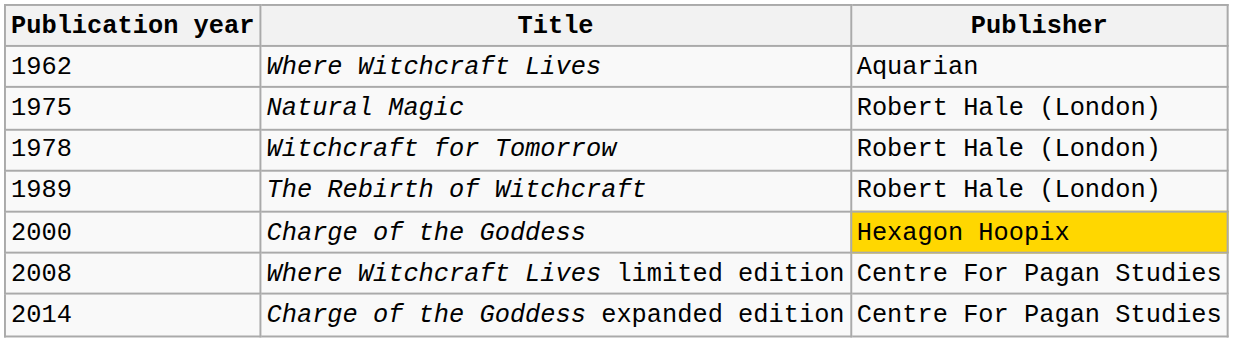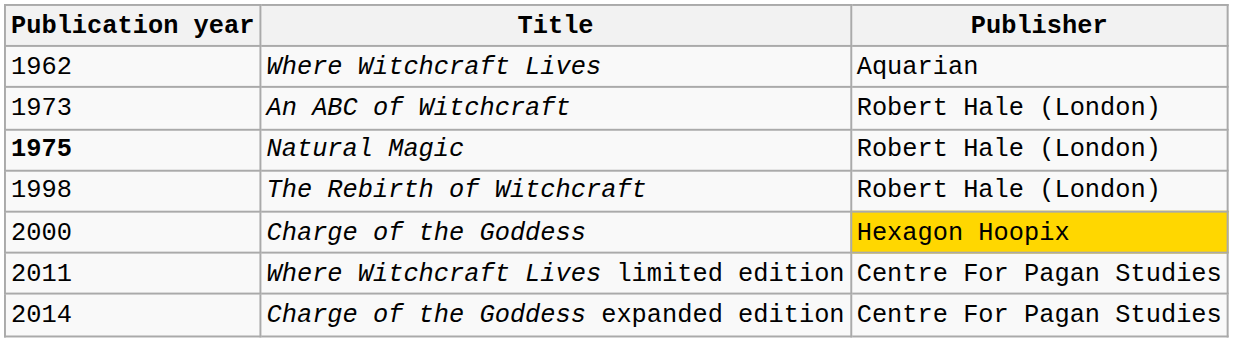+ row: (419, 108)
(41, 108) normal -> (41, 150) bold
- row: (441, 150)
(41, 191) 1989 -> (41, 191) 1998
(41, 274) 2008 -> (41, 274) 2011
